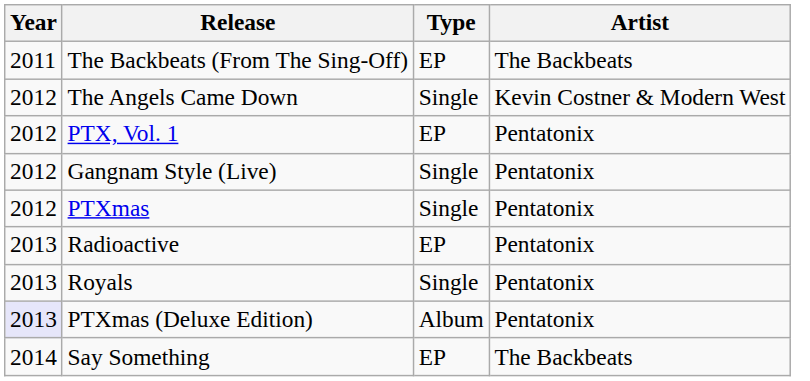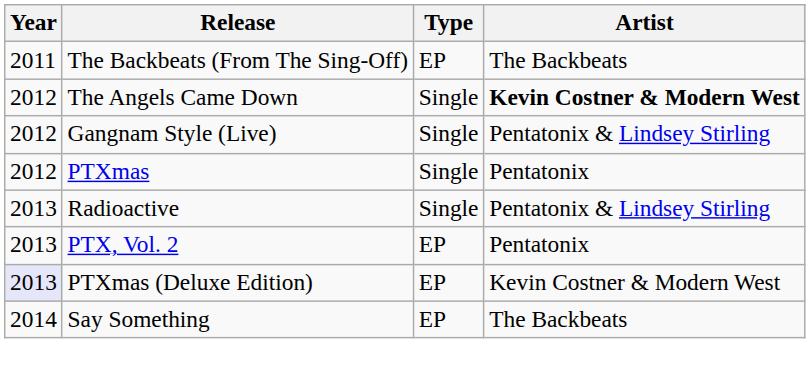(640, 97) normal -> (645, 97) bold
- row: (123, 134)
(544, 171) Pentatonix -> (630, 134) Pentatonix & Lindsey Stirling
(432, 245) EP -> (449, 208) Single
(544, 245) Pentatonix -> (630, 208) Pentatonix & Lindsey Stirling
- row: (100, 282)
+ row: (123, 245)
(451, 319) Album -> (432, 282) EP
(544, 319) Pentatonix -> (635, 282) Kevin Costner & Modern West
